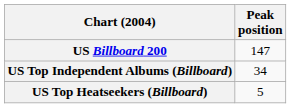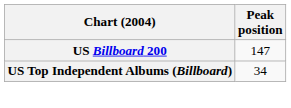- row: (120, 92)
